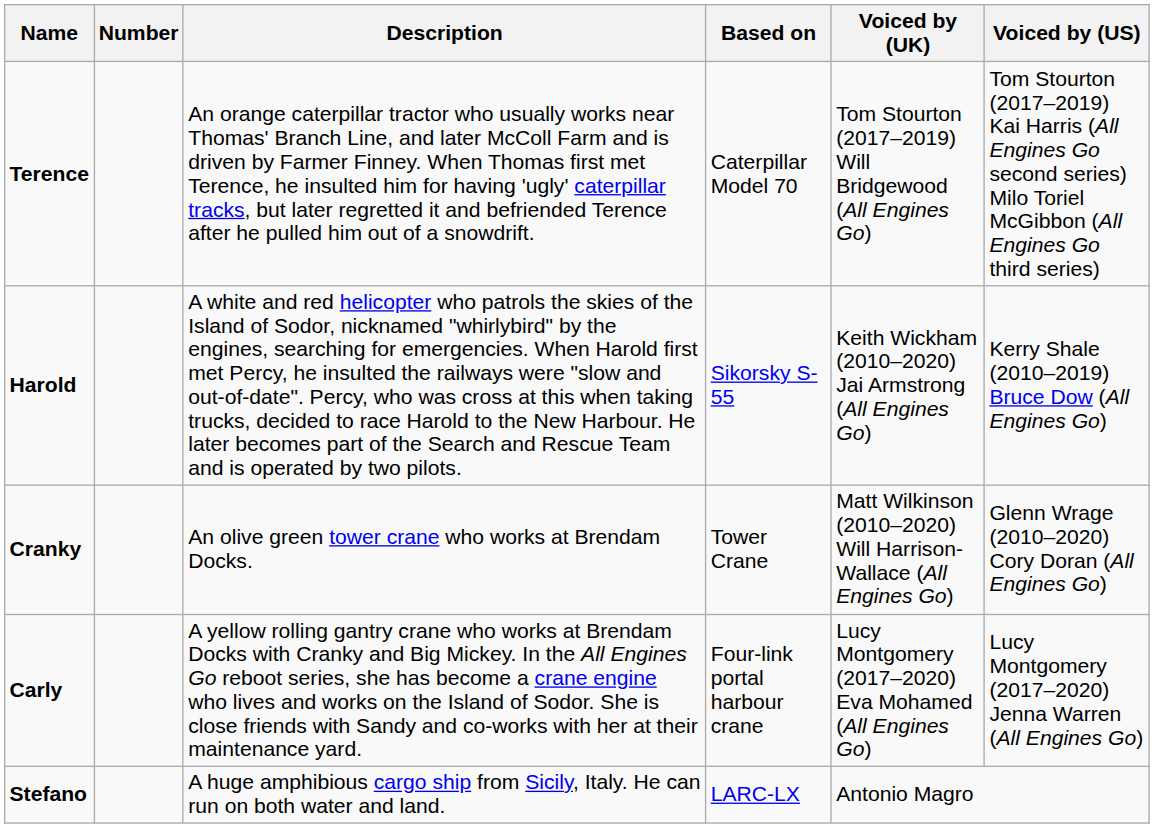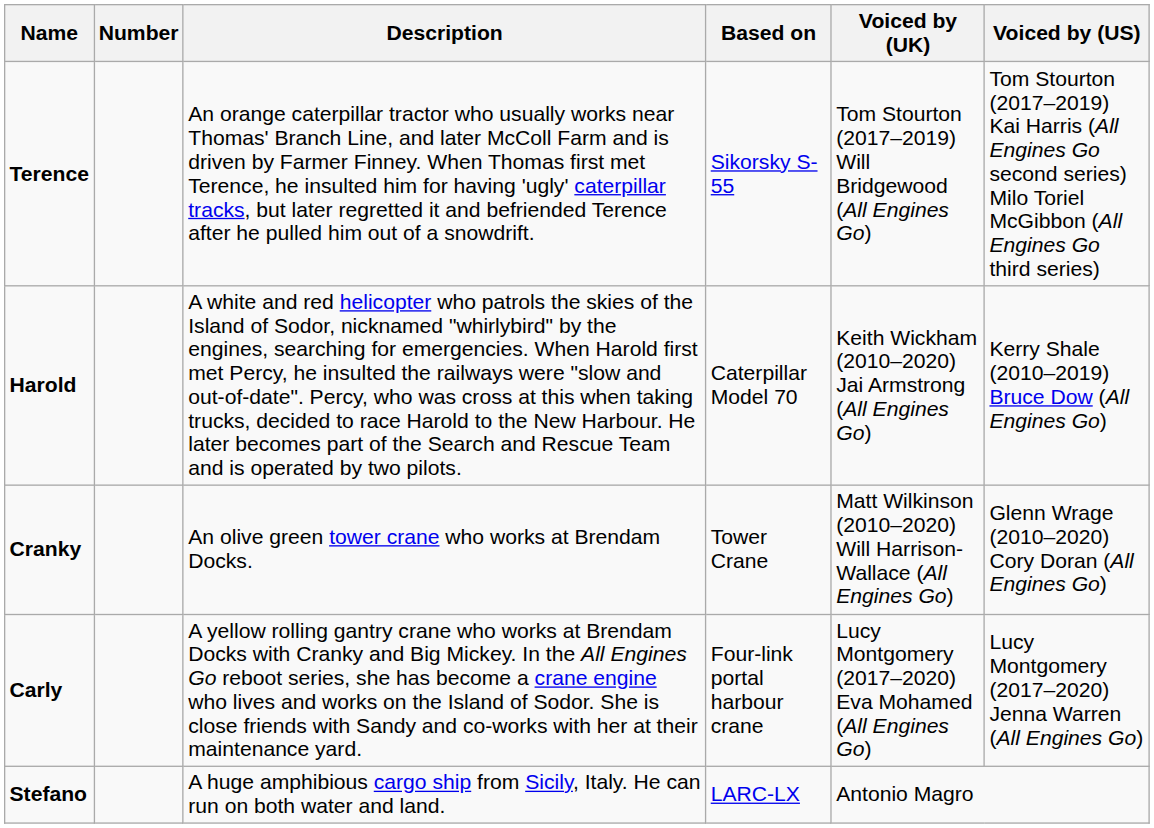(759, 173) Caterpillar Model 70 -> (764, 173) Sikorsky S-55
(764, 385) Sikorsky S-55 -> (759, 385) Caterpillar Model 70
